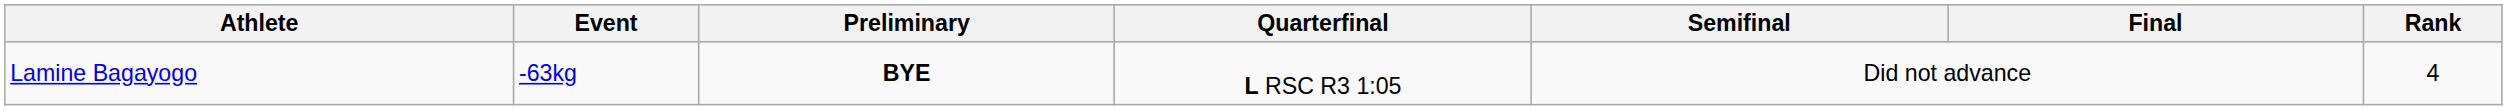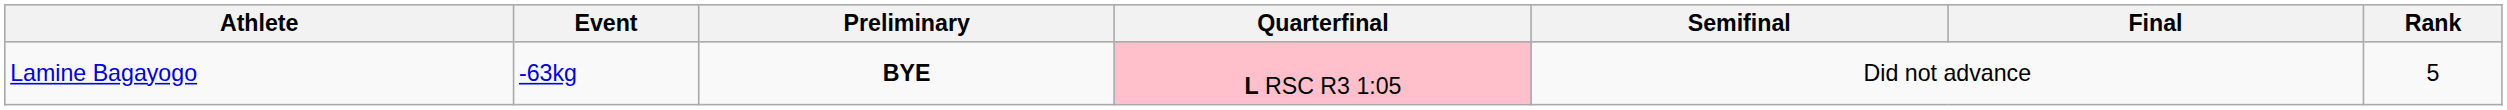(1323, 86) no background -> (1323, 86) pink background
(2433, 73) 4 -> (2433, 73) 5
